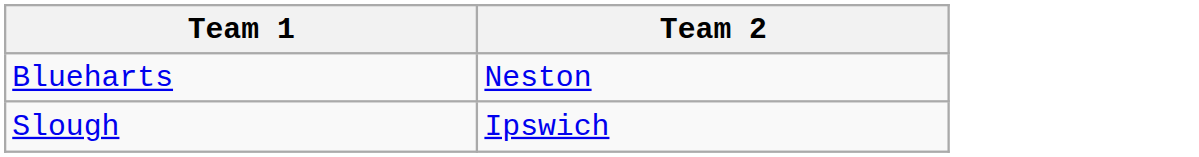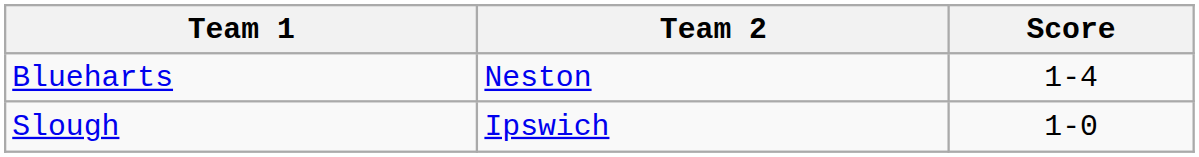+ column: (1071, 29)
